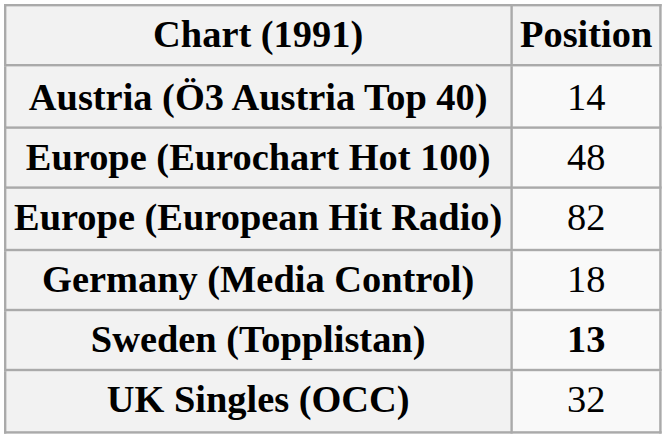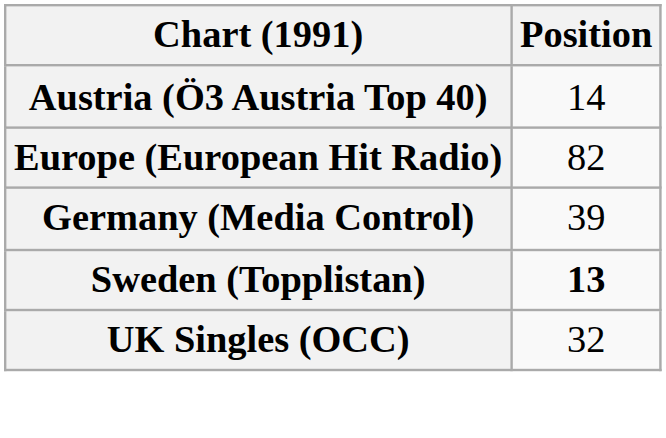- row: (258, 156)
(586, 278) 18 -> (586, 217) 39
